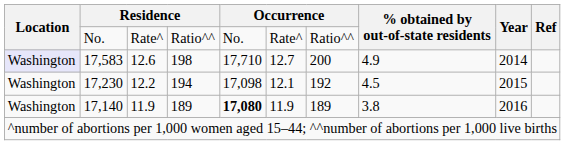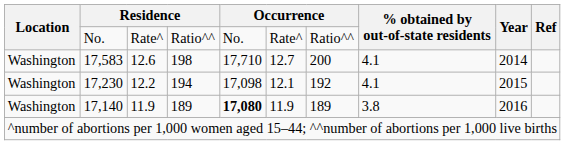(42, 60) lavender background -> (42, 60) no background
(371, 60) 4.9 -> (371, 60) 4.1
(371, 83) 4.5 -> (371, 83) 4.1
